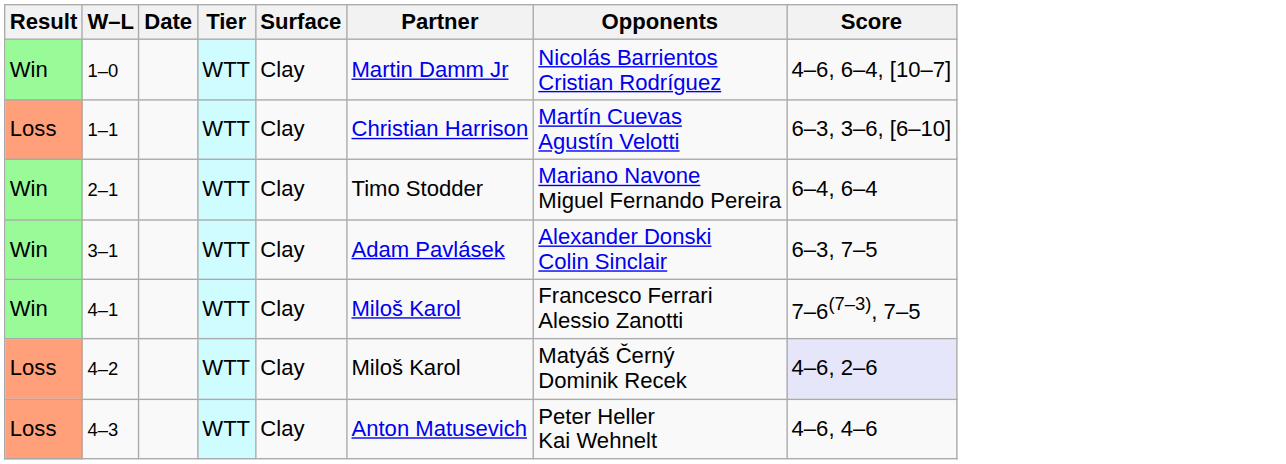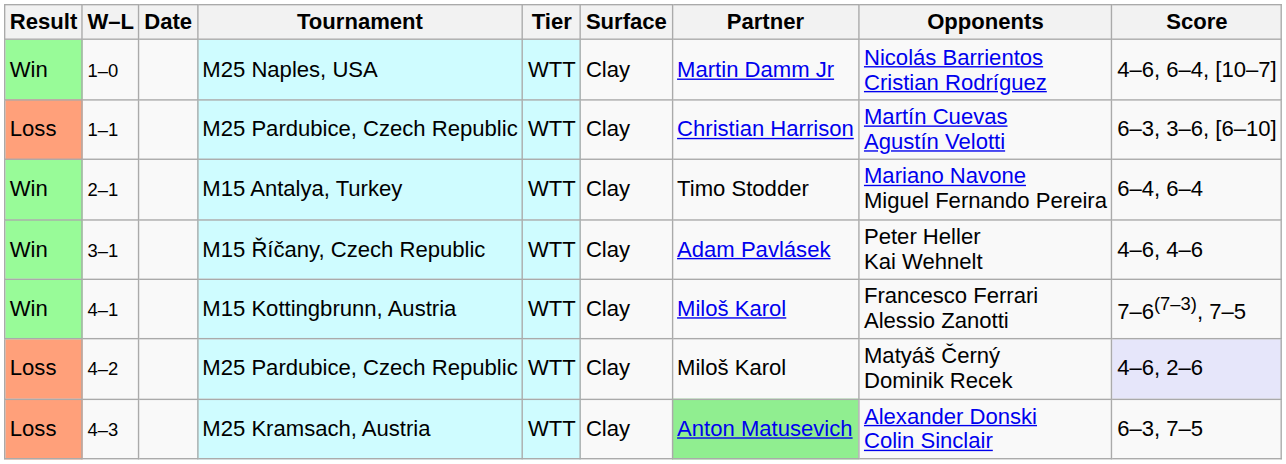+ column: (360, 22)
(625, 249) Alexander Donski Colin Sinclair -> (923, 249) Peter Heller Kai Wehnelt
(835, 249) 6–3, 7–5 -> (1160, 249) 4–6, 4–6
(439, 428) no background -> (765, 428) lightgreen background
(598, 428) Peter Heller Kai Wehnelt -> (950, 428) Alexander Donski Colin Sinclair
(835, 428) 4–6, 4–6 -> (1160, 428) 6–3, 7–5
